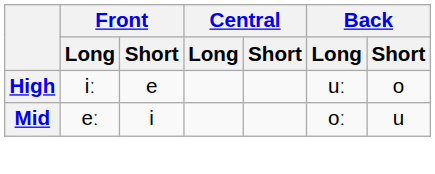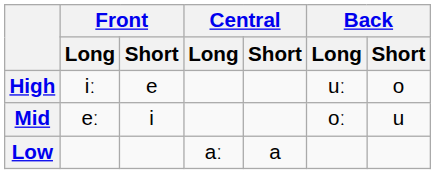+ row: (32, 151)
